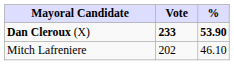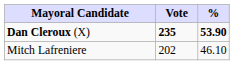(167, 32) 233 -> (167, 32) 235
